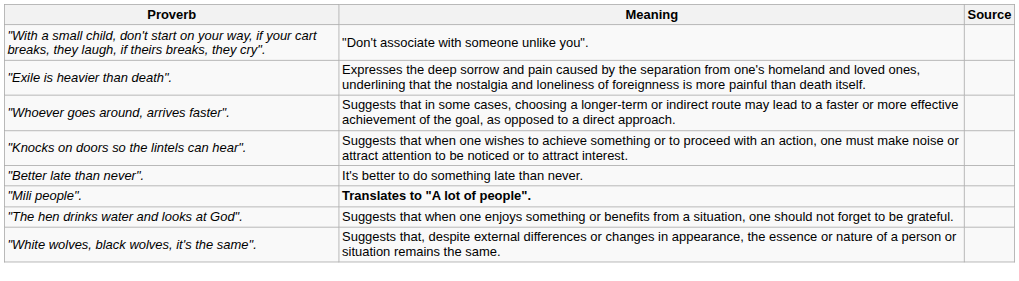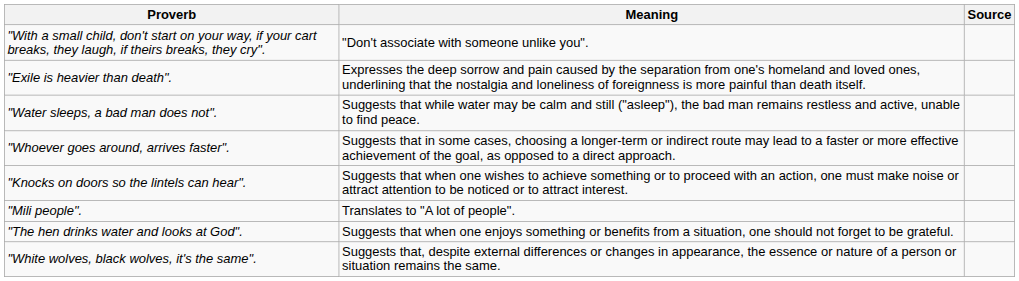+ row: (112, 112)
- row: (76, 175)
(437, 196) bold -> (429, 210) normal
